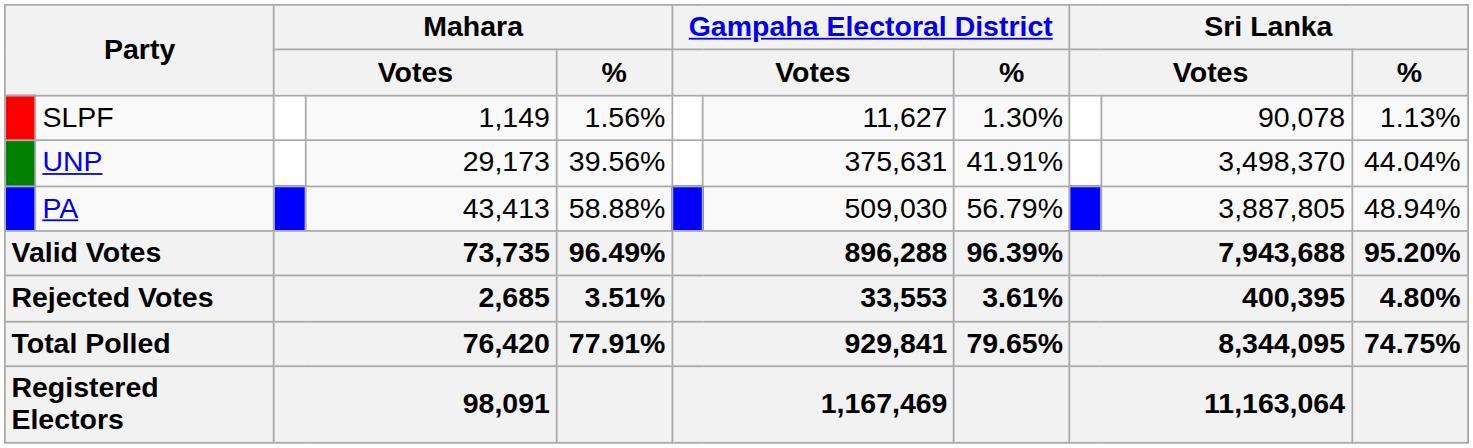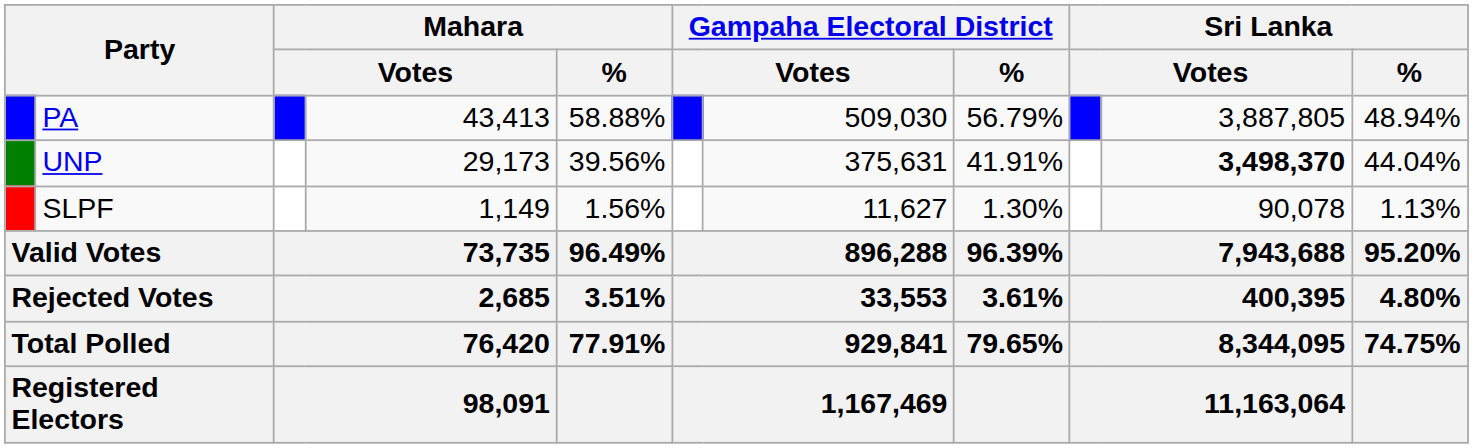rows swapped: (60, 207) <-> (78, 117)
(1282, 162) normal -> (1282, 162) bold
